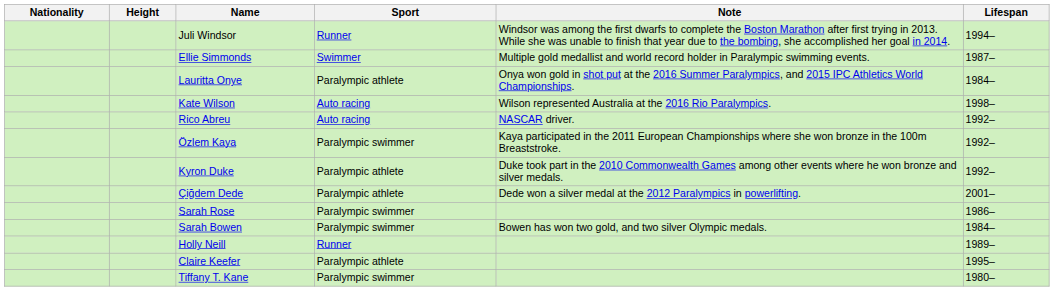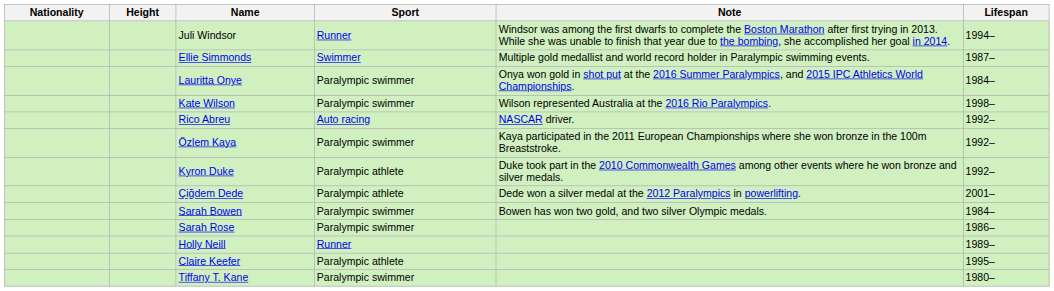(360, 80) Paralympic athlete -> (365, 80) Paralympic swimmer
(343, 103) Auto racing -> (365, 103) Paralympic swimmer
rows swapped: (210, 227) <-> (206, 211)
